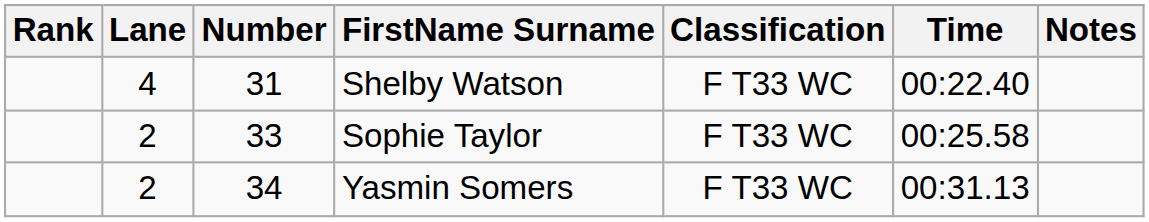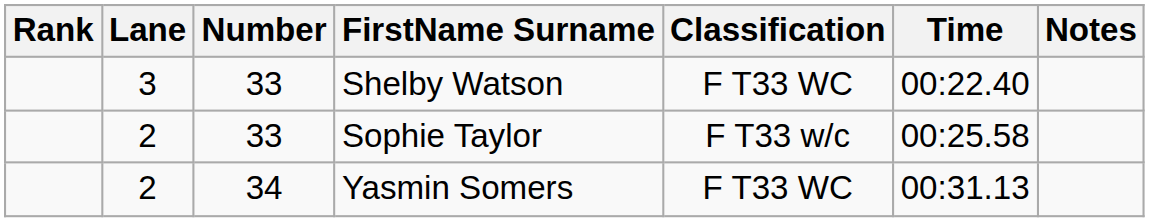(148, 83) 4 -> (148, 83) 3
(264, 83) 31 -> (264, 83) 33
(778, 135) F T33 WC -> (778, 135) F T33 w/c
